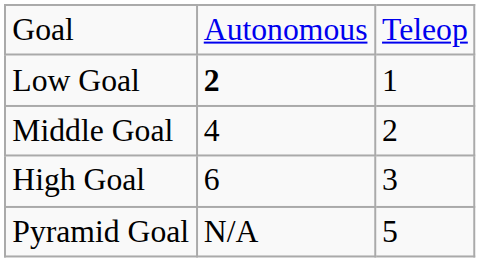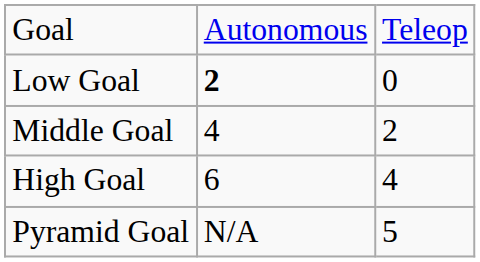(390, 79) 1 -> (390, 79) 0
(390, 180) 3 -> (390, 180) 4
